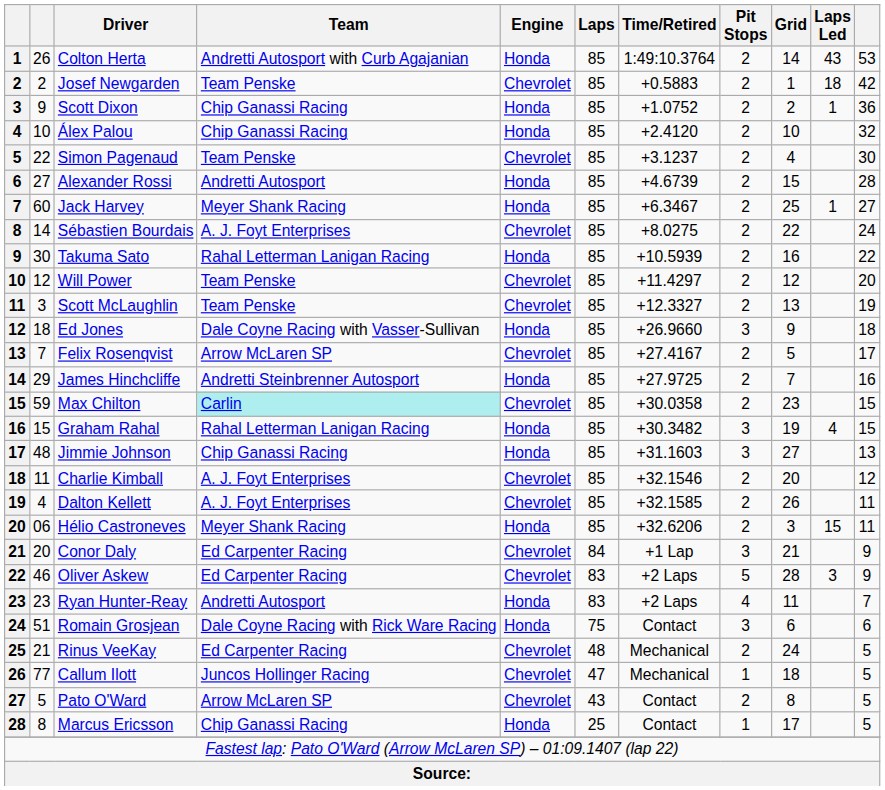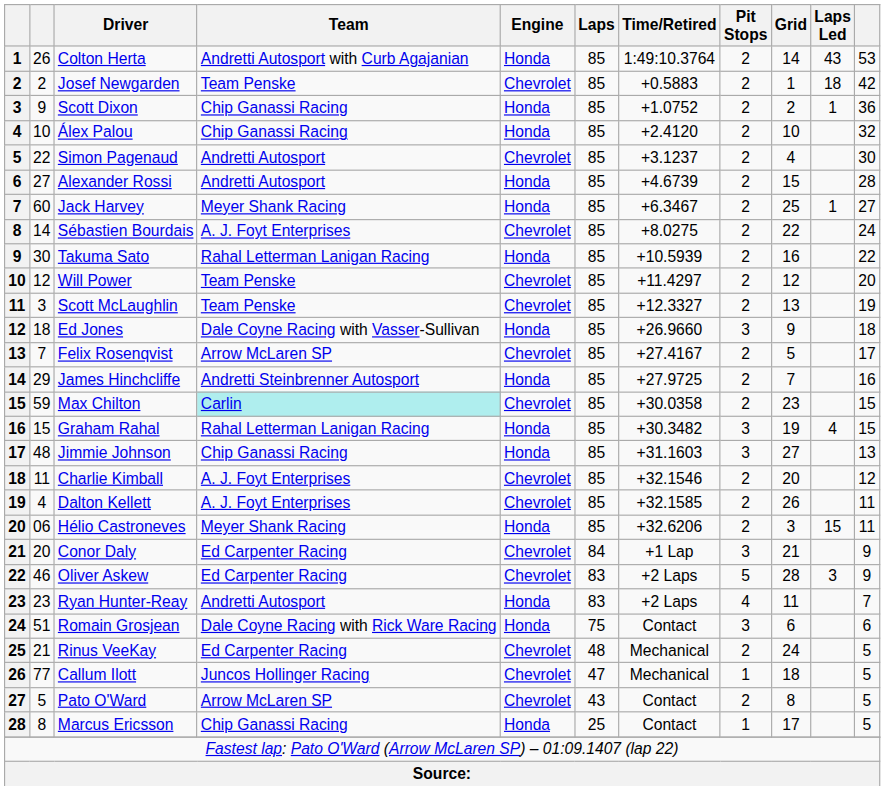(248, 157) Team Penske -> (263, 157) Andretti Autosport
